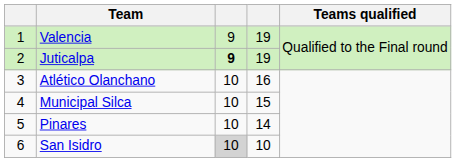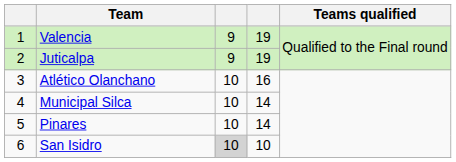(231, 59) bold -> (231, 59) normal
(263, 102) 15 -> (263, 102) 14
